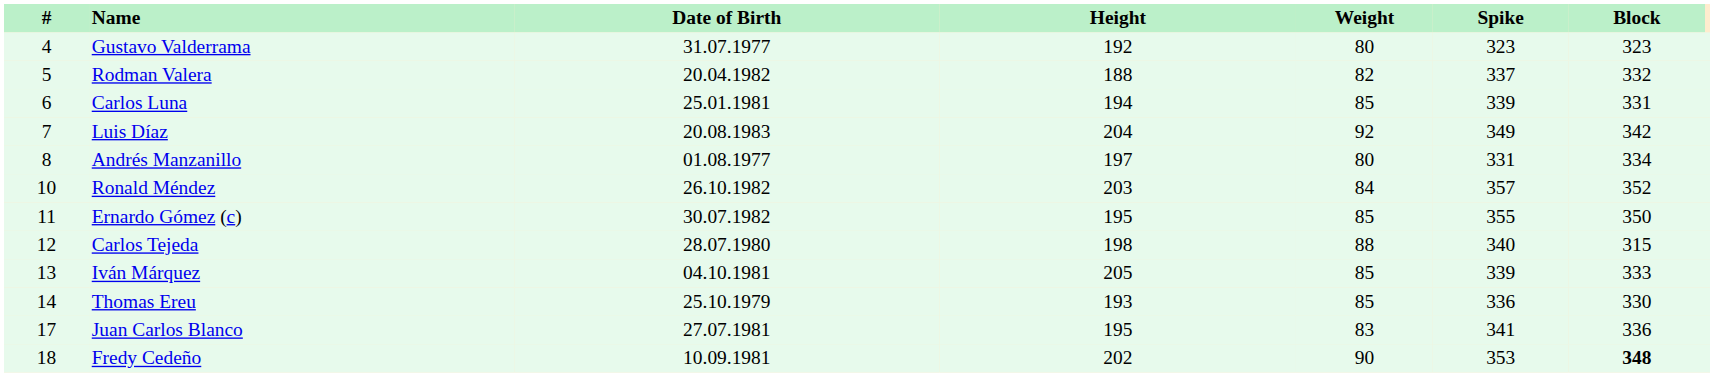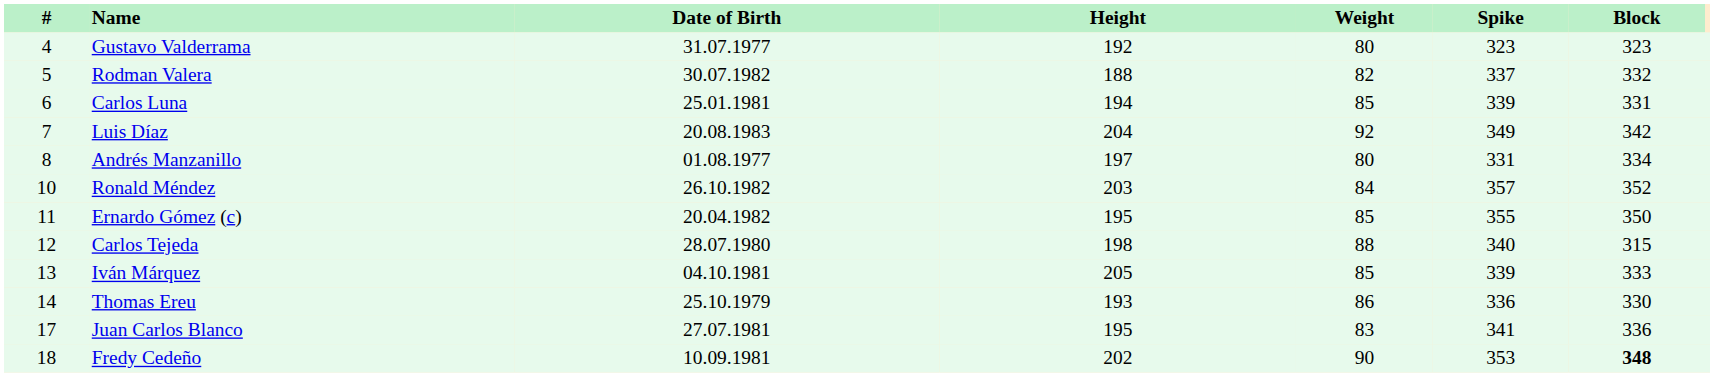(727, 74) 20.04.1982 -> (727, 74) 30.07.1982
(727, 216) 30.07.1982 -> (727, 216) 20.04.1982
(1365, 301) 85 -> (1365, 301) 86
